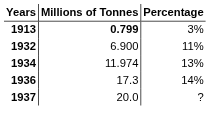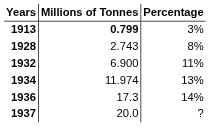+ row: (24, 46)
